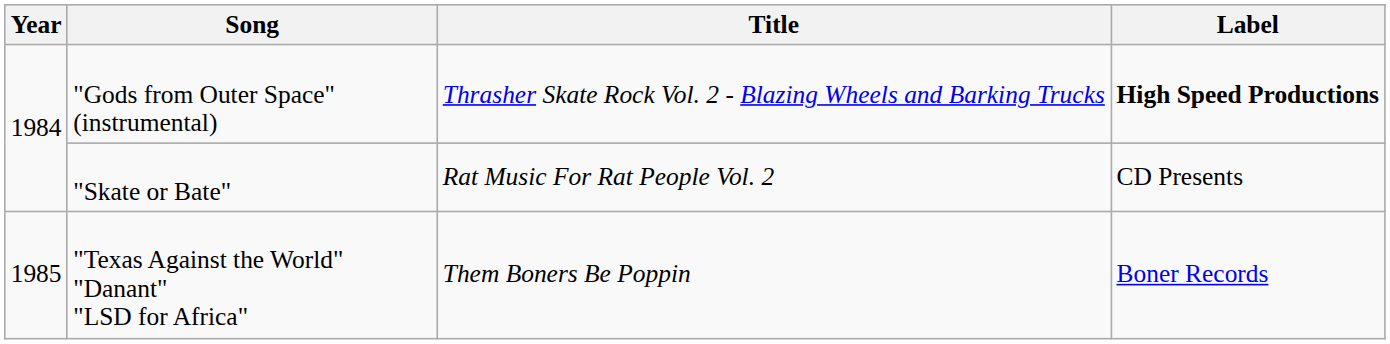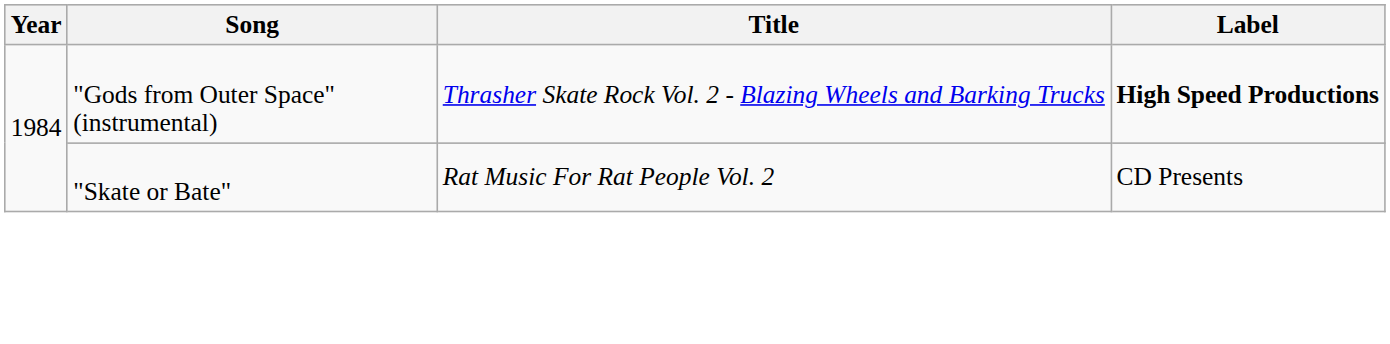- row: (208, 288)
